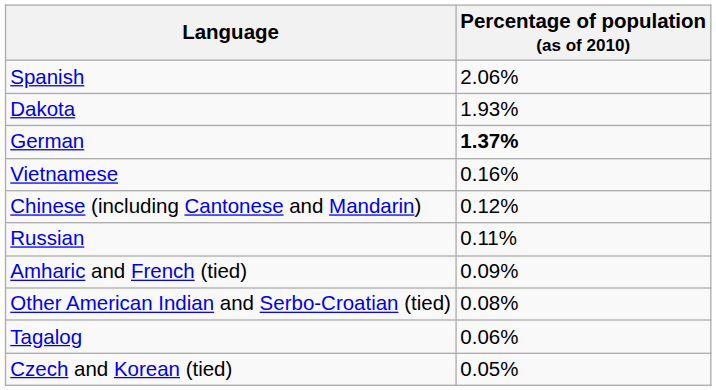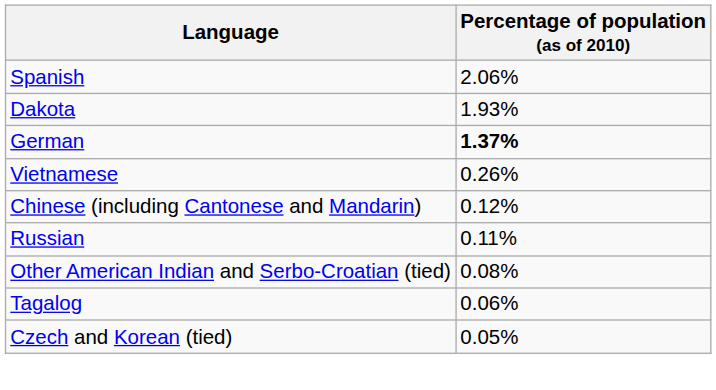(489, 174) 0.16% -> (489, 174) 0.26%
- row: (129, 271)
